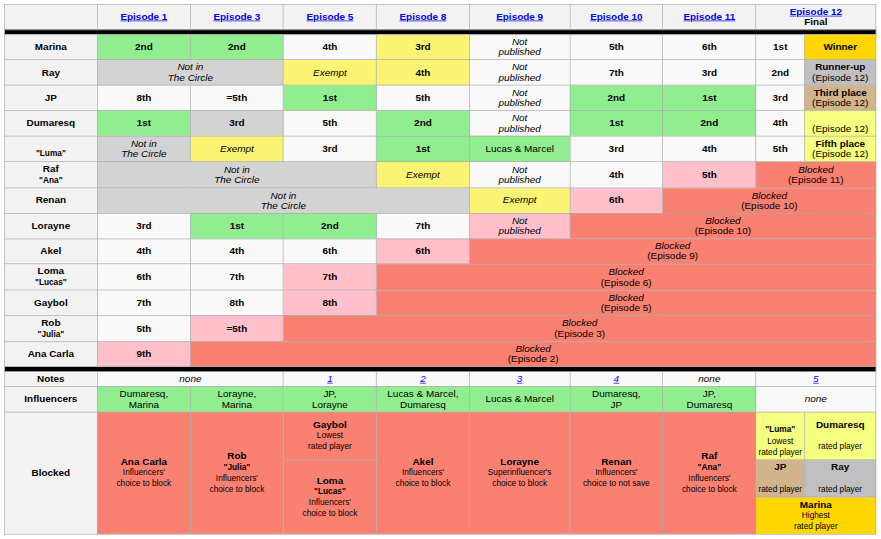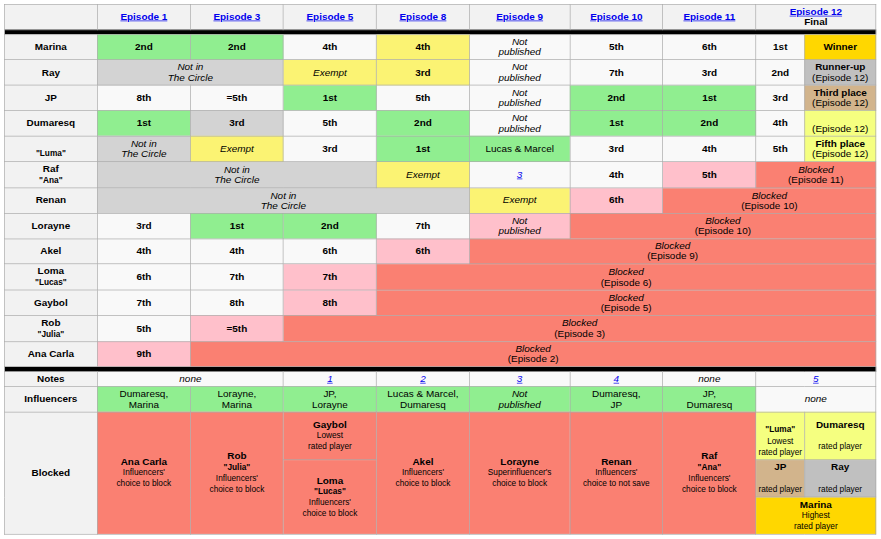(423, 47) 3rd -> (423, 47) 4th
(423, 72) 4th -> (423, 72) 3rd
(520, 175) Not published -> (520, 175) 3
(520, 399) Lucas & Marcel -> (520, 399) Not published
